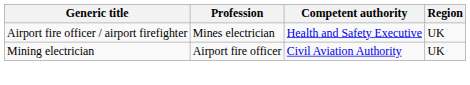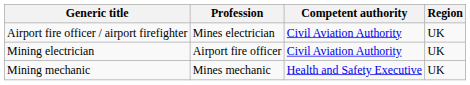(354, 32) Health and Safety Executive -> (344, 32) Civil Aviation Authority
+ row: (49, 70)
